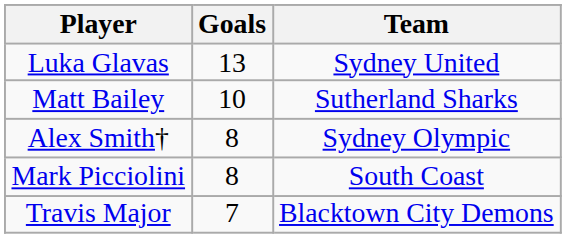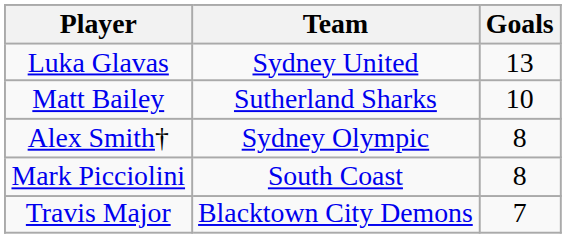columns swapped: (416, 23) <-> (232, 23)
